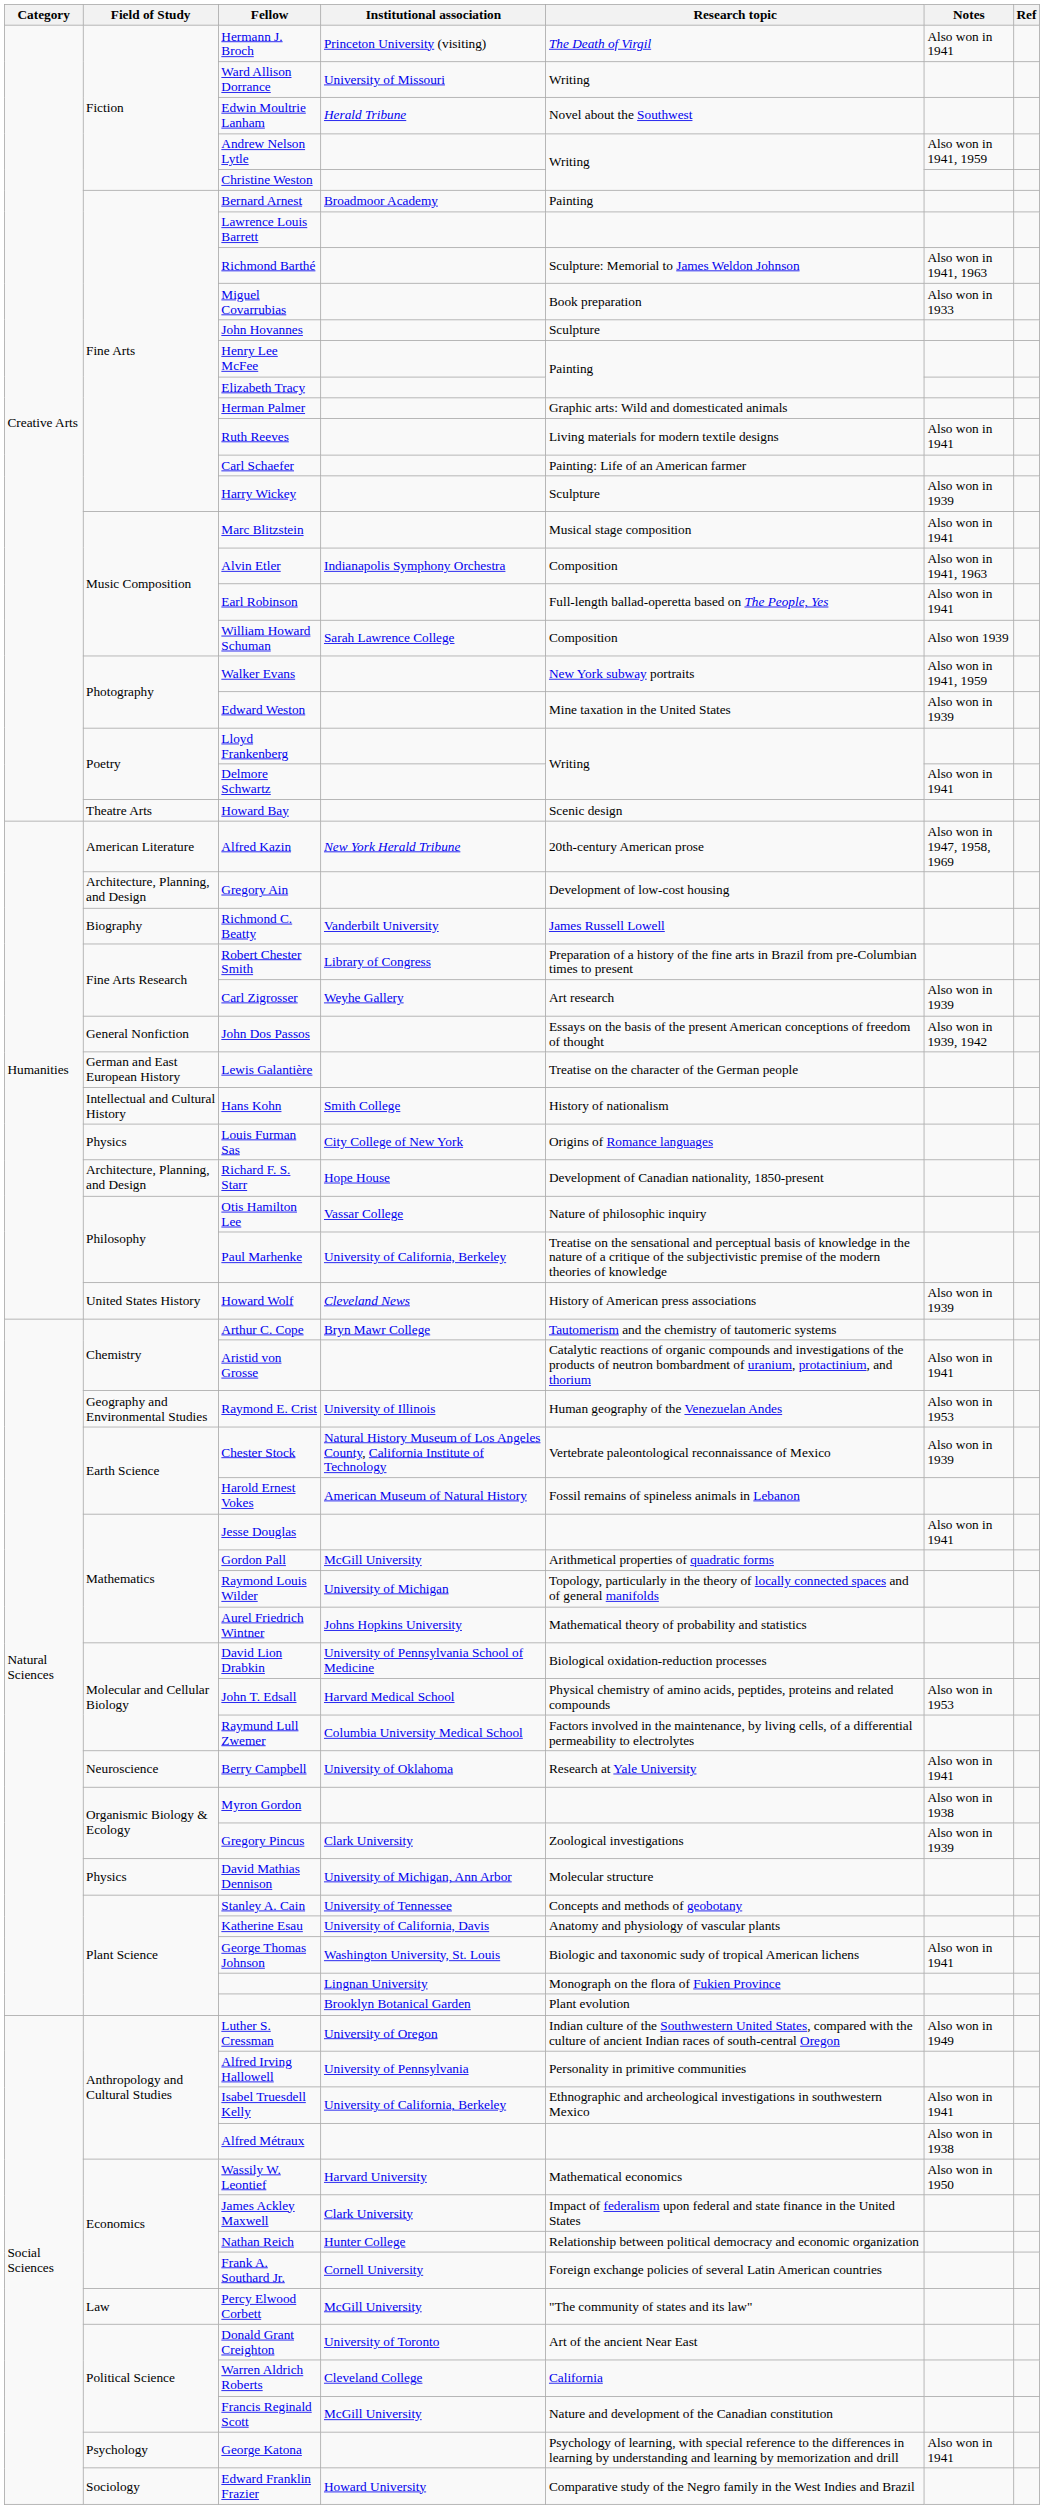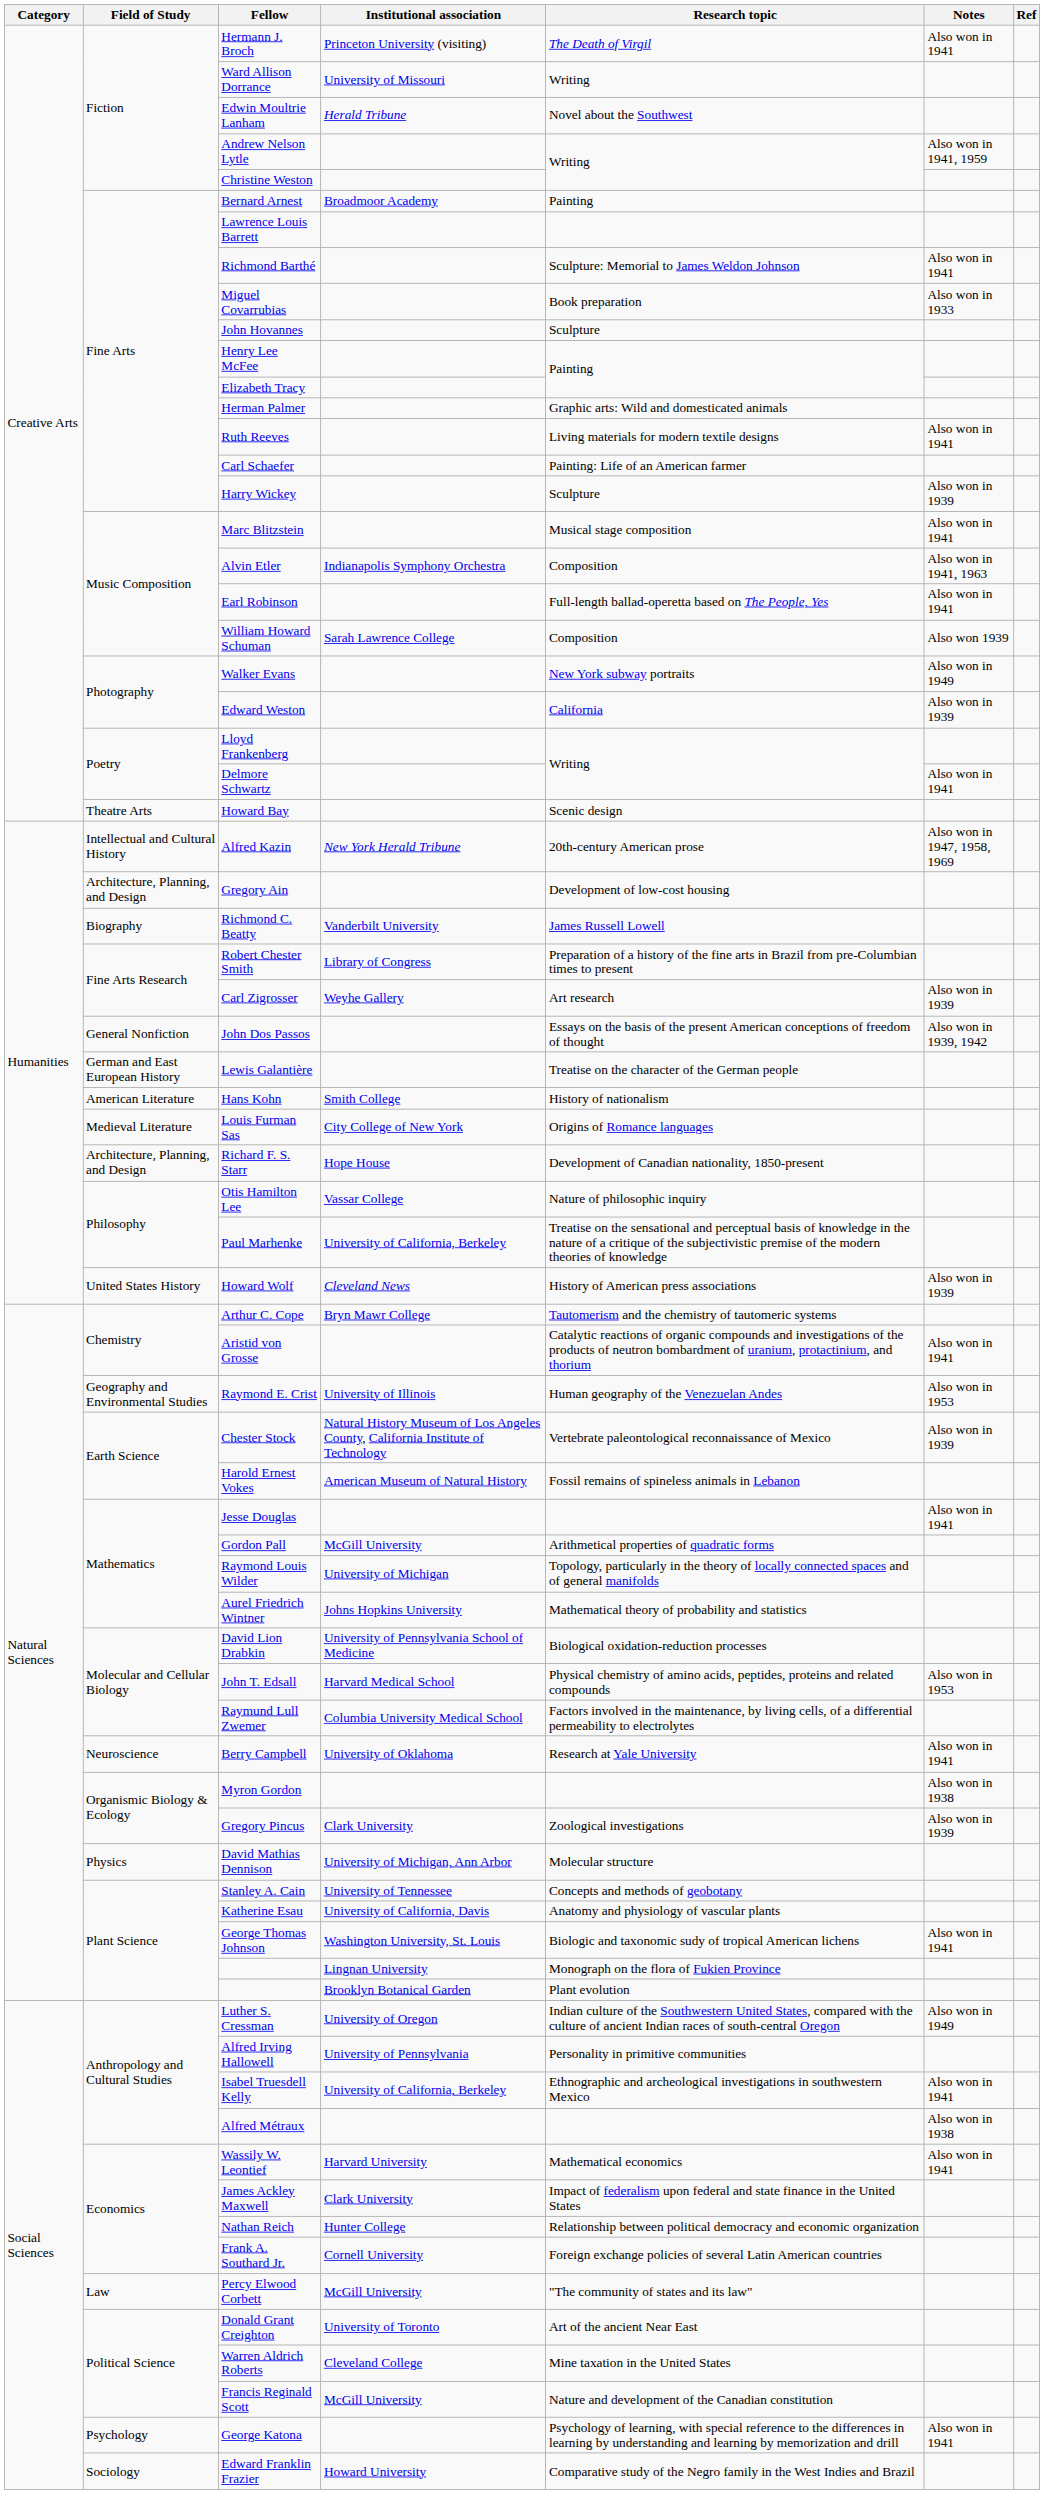(960, 265) Also won in 1941, 1963 -> (960, 265) Also won in 1941
(960, 673) Also won in 1941, 1959 -> (960, 673) Also won in 1949
(640, 709) Mine taxation in the United States -> (576, 709) California
(140, 846) American Literature -> (151, 846) Intellectual and Cultural History
(151, 1105) Intellectual and Cultural History -> (140, 1098) American Literature
(106, 1141) Physics -> (139, 1127) Medieval Literature
(960, 2177) Also won in 1950 -> (960, 2162) Also won in 1941
(576, 2378) California -> (640, 2363) Mine taxation in the United States
